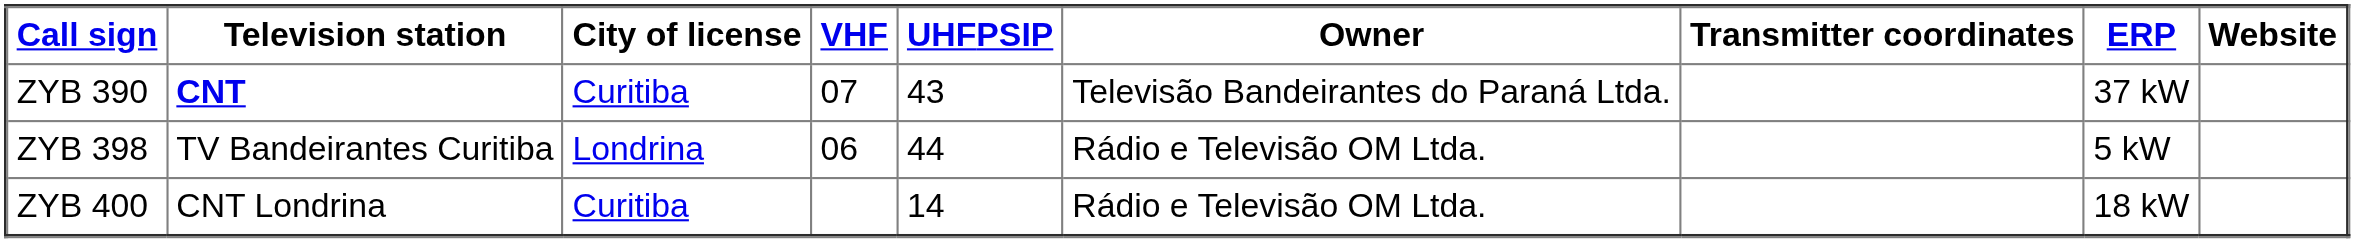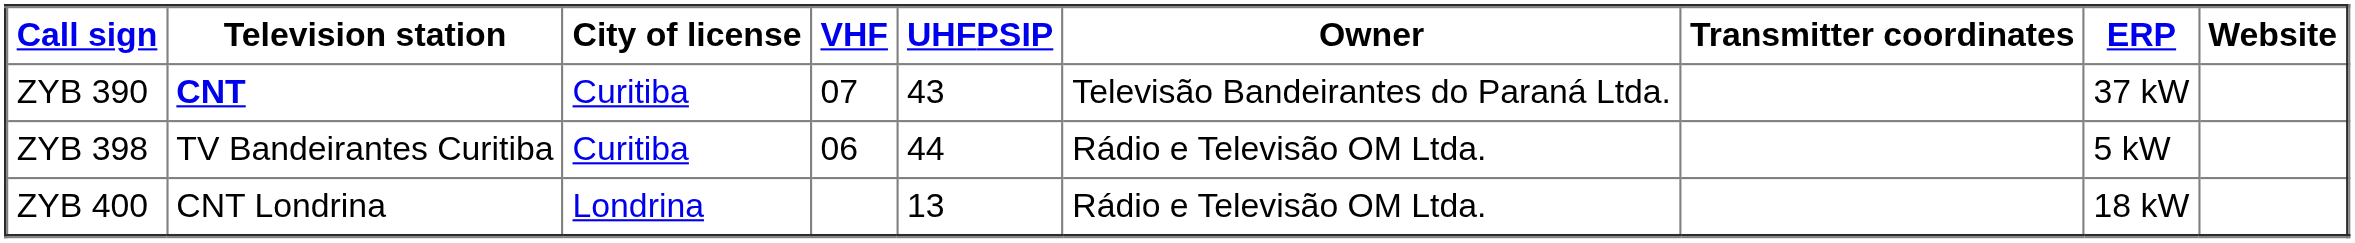(638, 149) Londrina -> (631, 149) Curitiba
(631, 206) Curitiba -> (638, 206) Londrina
(926, 206) 14 -> (926, 206) 13
